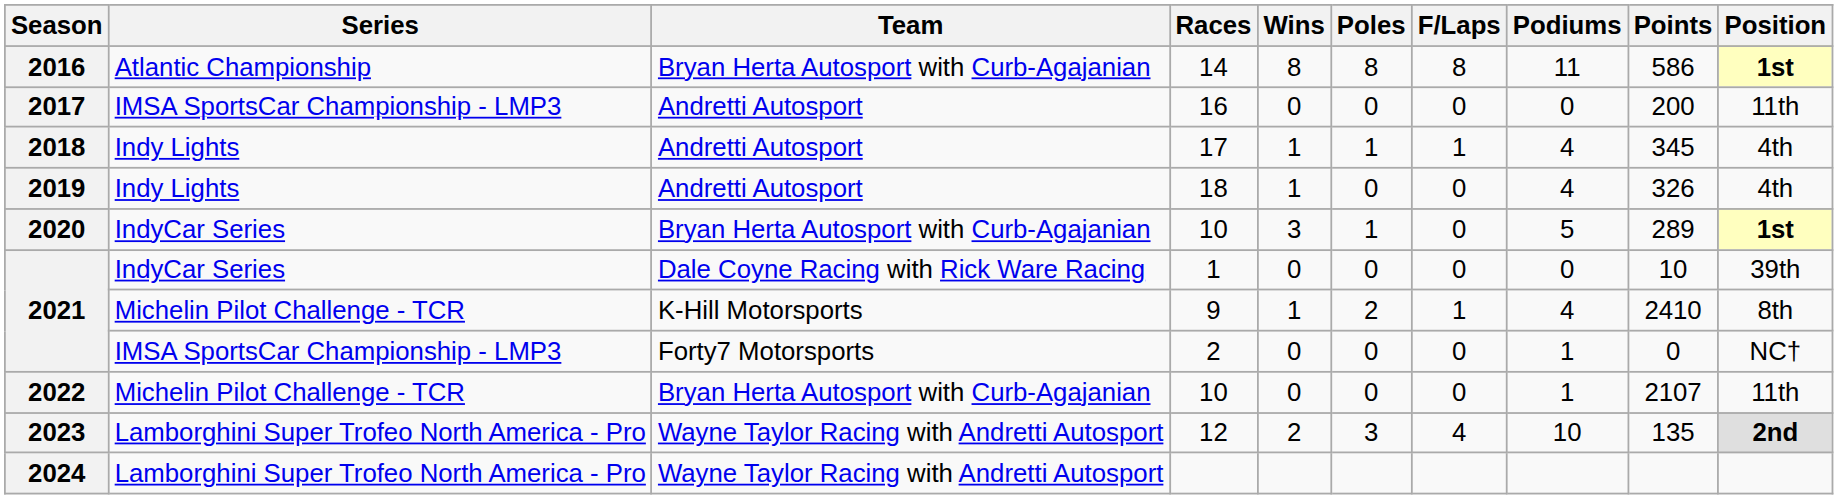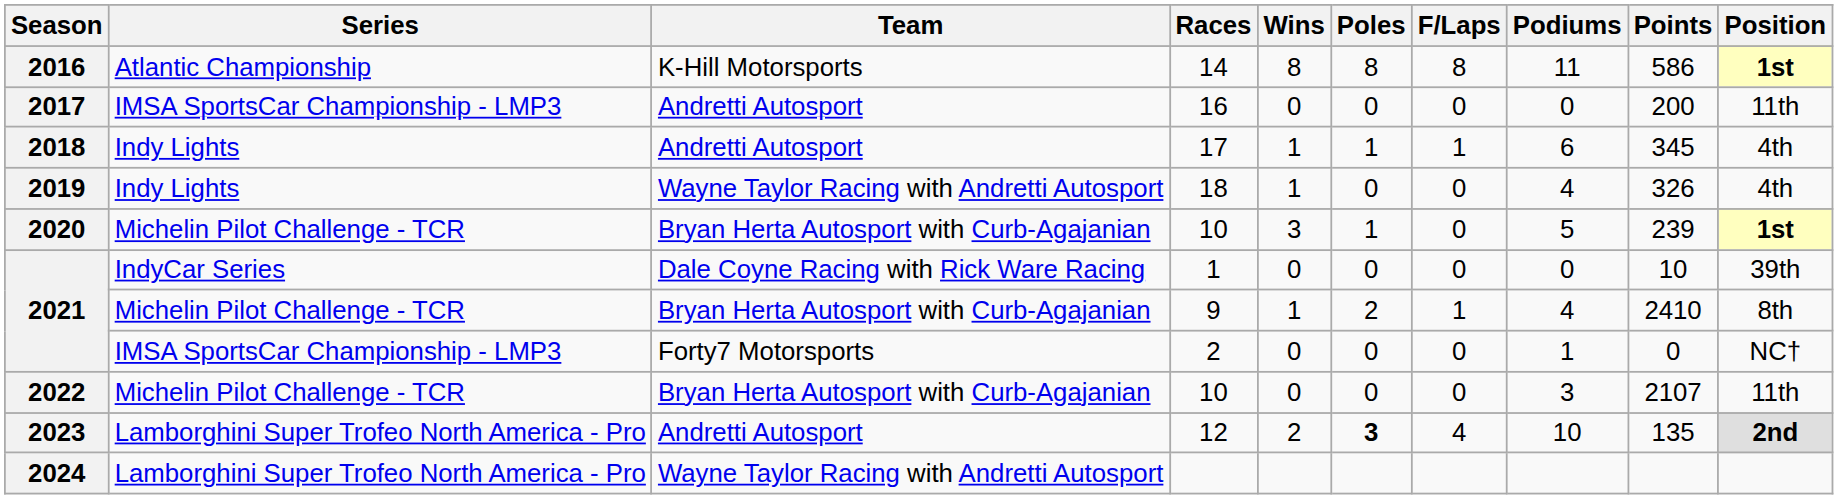(904, 66) Bryan Herta Autosport with Curb-Agajanian -> (760, 66) K-Hill Motorsports
(1567, 148) 4 -> (1567, 148) 6
(760, 189) Andretti Autosport -> (911, 189) Wayne Taylor Racing with Andretti Autosport
(200, 229) IndyCar Series -> (290, 229) Michelin Pilot Challenge - TCR
(1673, 229) 289 -> (1673, 229) 239
(760, 311) K-Hill Motorsports -> (904, 311) Bryan Herta Autosport with Curb-Agajanian
(1567, 392) 1 -> (1567, 392) 3
(911, 433) Wayne Taylor Racing with Andretti Autosport -> (760, 433) Andretti Autosport
(1371, 433) normal -> (1371, 433) bold
